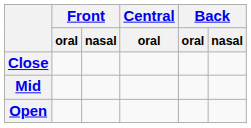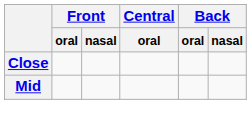- row: (28, 110)
